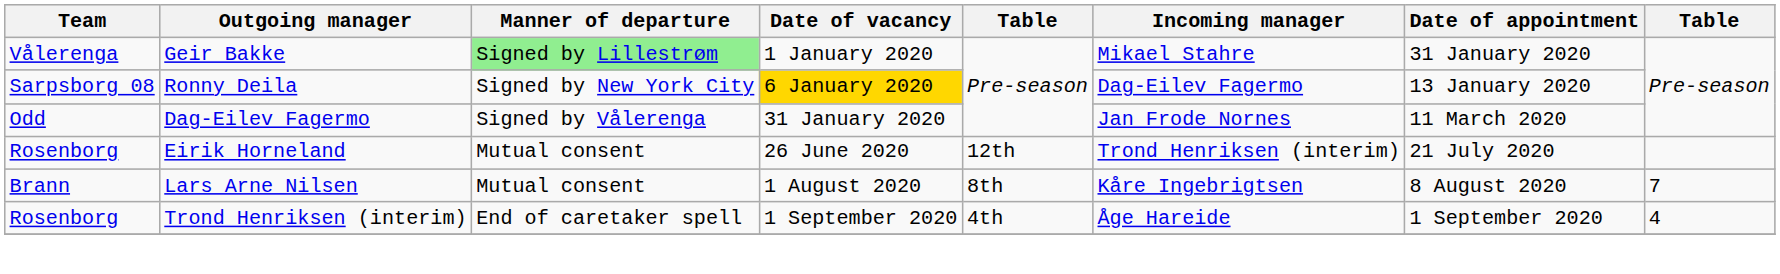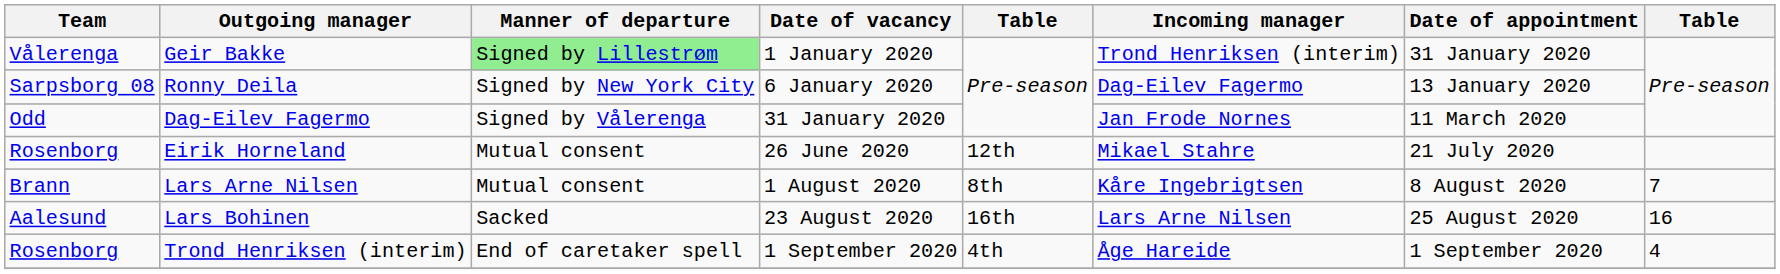(1176, 54) Mikael Stahre -> (1249, 54) Trond Henriksen (interim)
(849, 87) gold background -> (849, 87) no background
(1249, 153) Trond Henriksen (interim) -> (1176, 153) Mikael Stahre
+ row: (237, 218)
